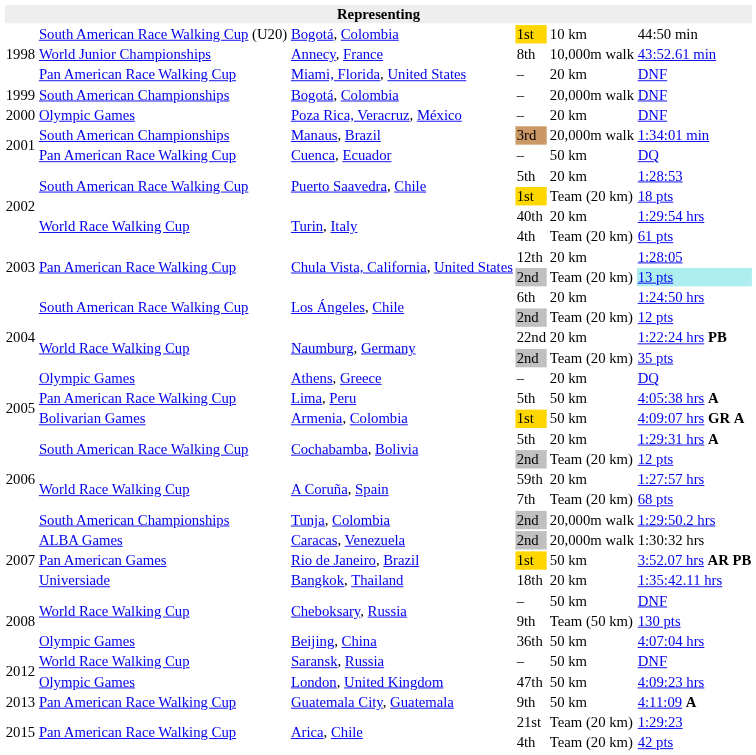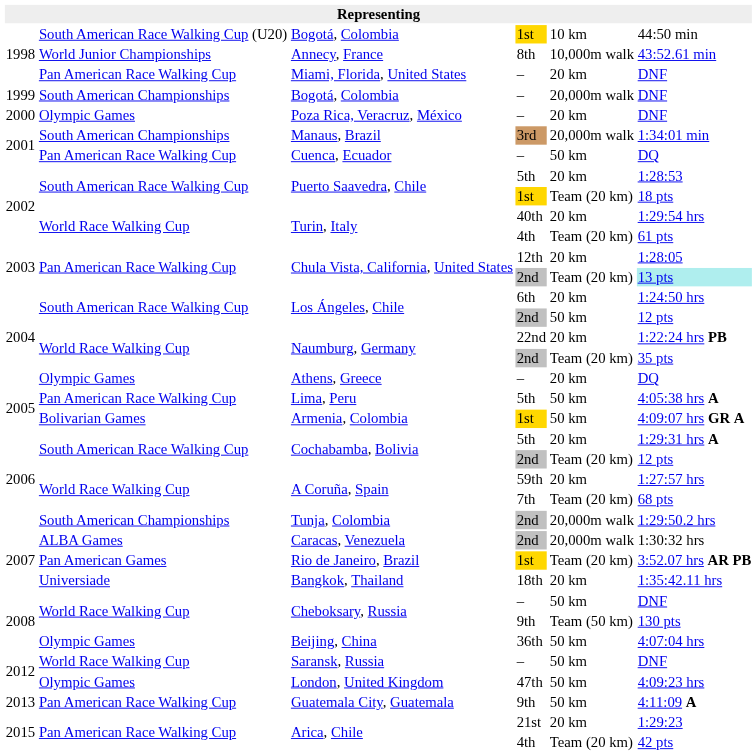(591, 317) Team (20 km) -> (568, 317) 50 km
(568, 560) 50 km -> (591, 560) Team (20 km)
(591, 722) Team (20 km) -> (568, 722) 20 km
